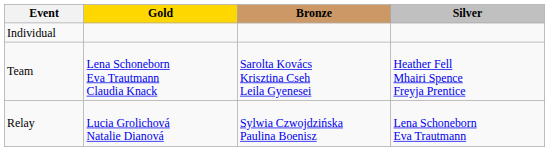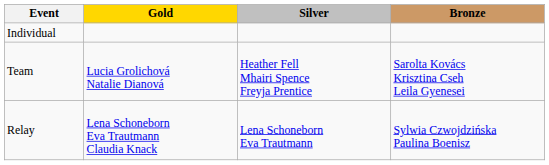columns swapped: (467, 13) <-> (314, 13)
(128, 78) Lena Schoneborn Eva Trautmann Claudia Knack -> (128, 78) Lucia Grolichová Natalie Dianová
(128, 130) Lucia Grolichová Natalie Dianová -> (128, 136) Lena Schoneborn Eva Trautmann Claudia Knack
